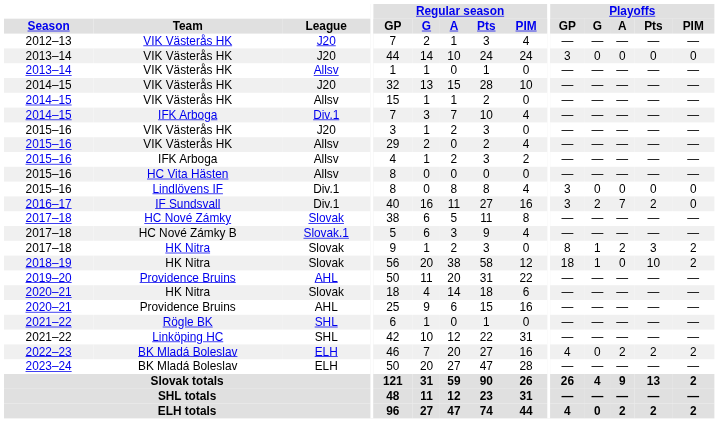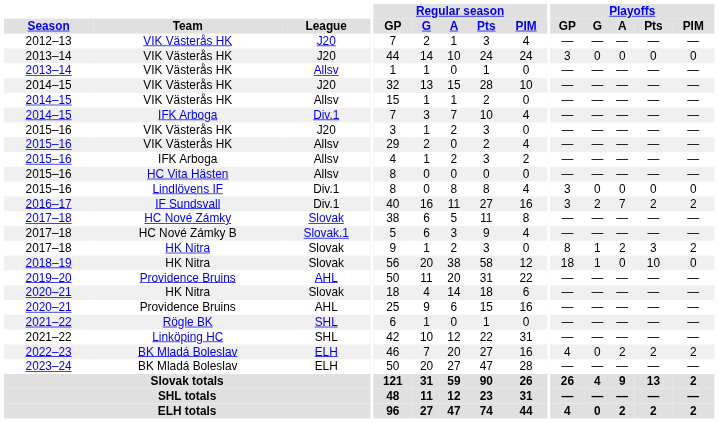(693, 203) 0 -> (693, 203) 2
(693, 263) 2 -> (693, 263) 0
